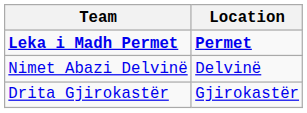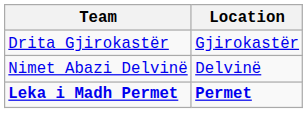rows swapped: (93, 43) <-> (89, 94)
